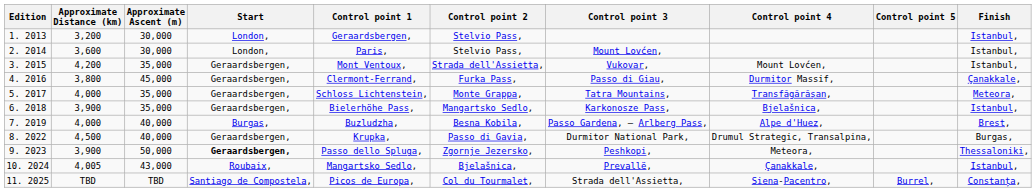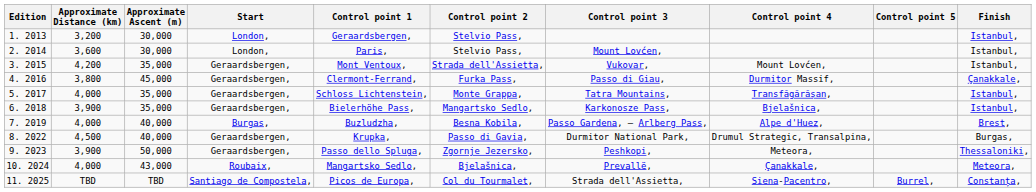(994, 94) Meteora, -> (994, 94) Istanbul,
(251, 151) bold -> (251, 151) normal
(88, 166) 4,005 -> (88, 166) 4,000
(994, 166) Istanbul, -> (994, 166) Meteora,
